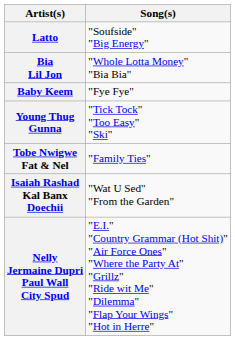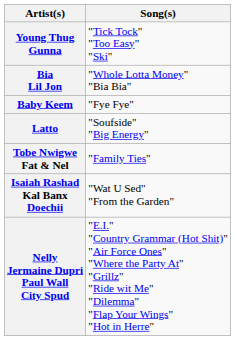rows swapped: (45, 122) <-> (45, 37)
